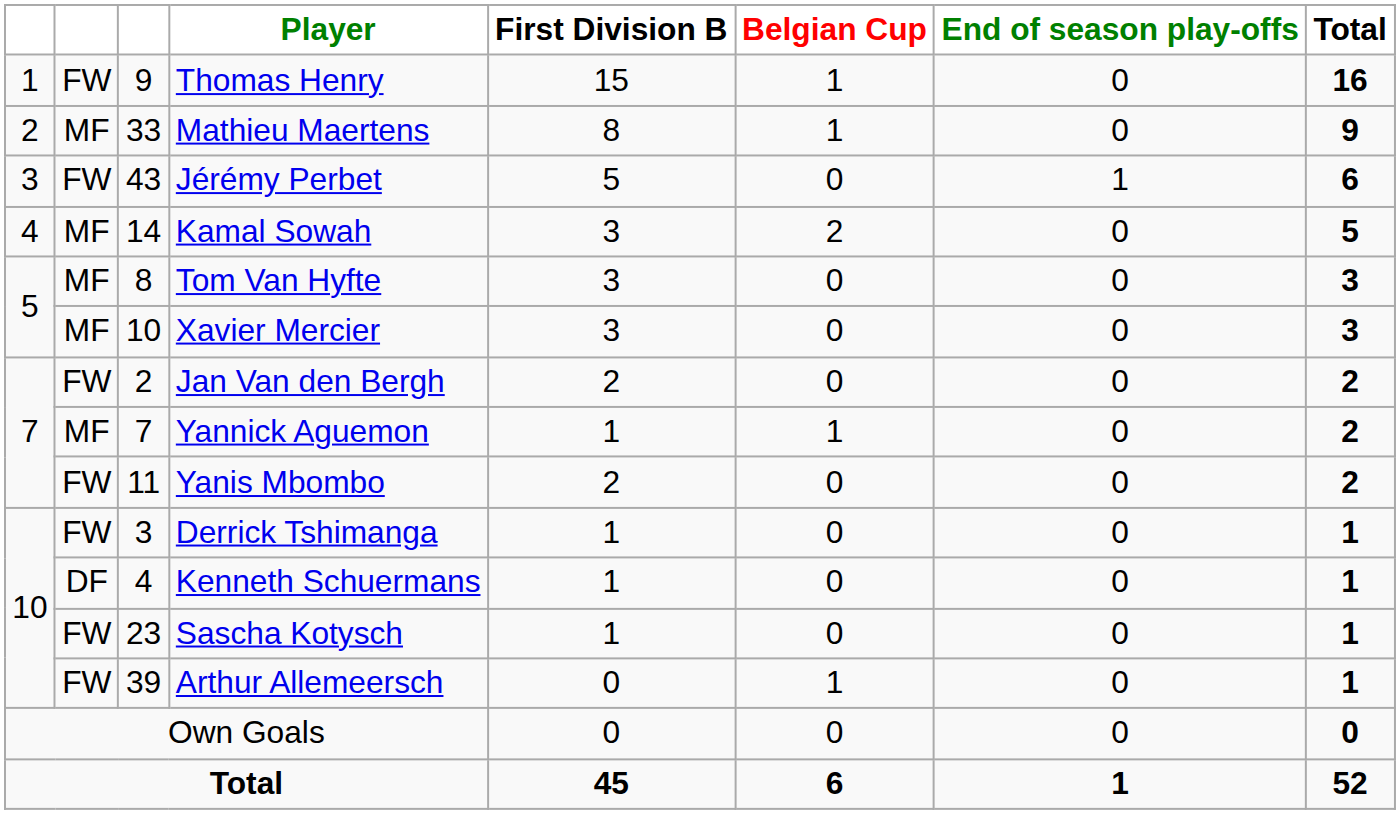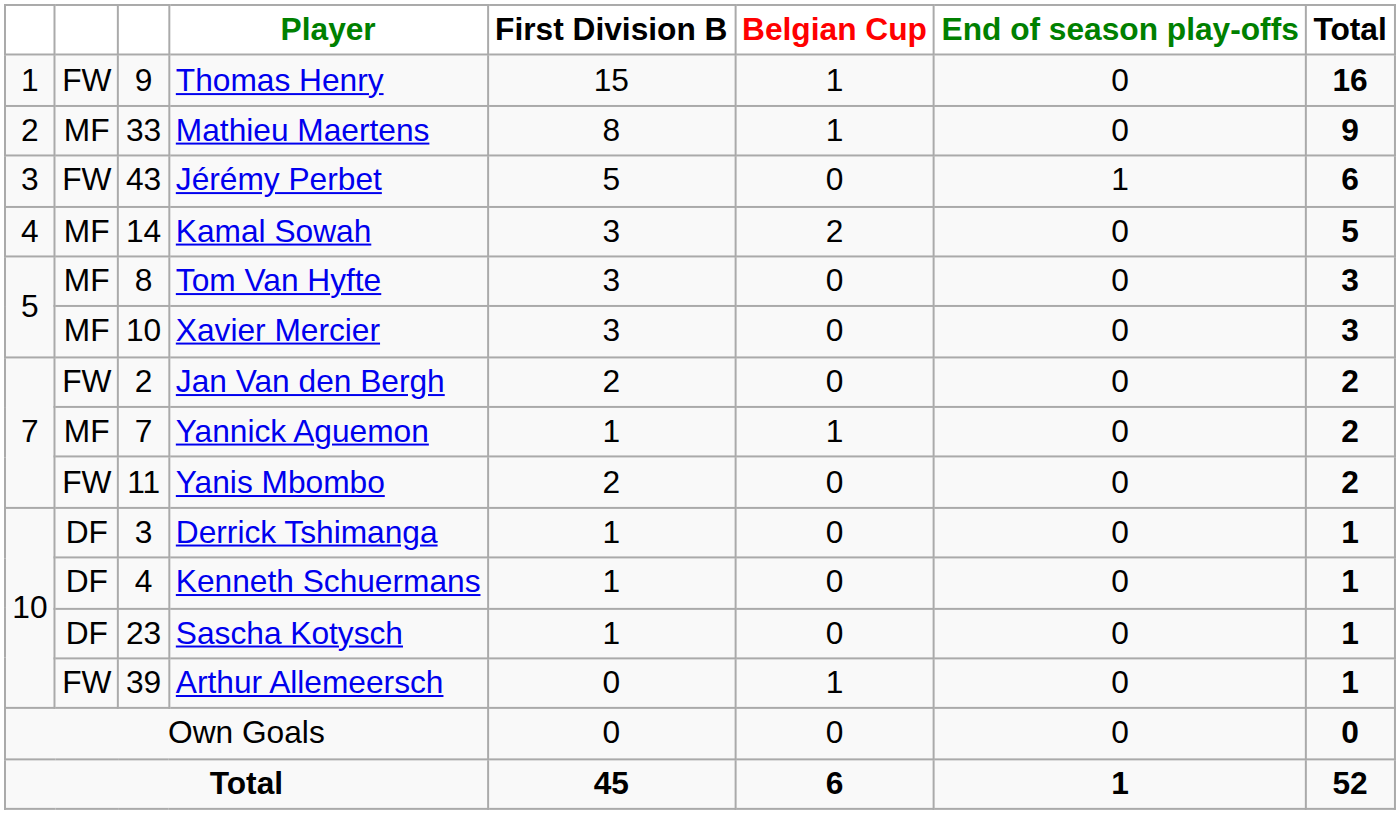(87, 532) FW -> (87, 532) DF
(87, 632) FW -> (87, 632) DF
